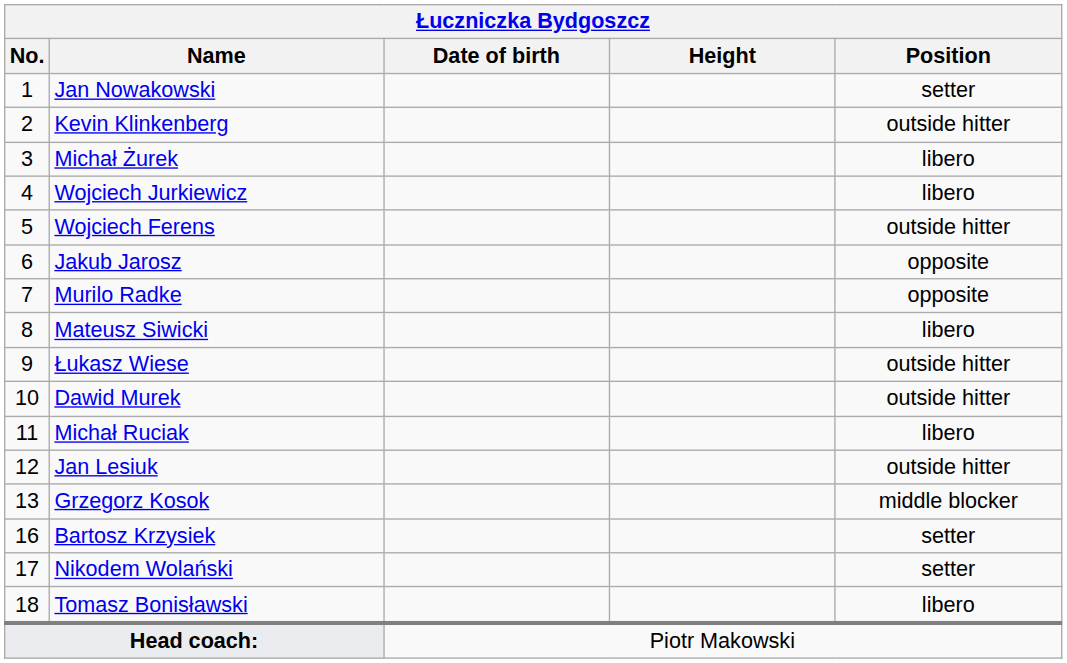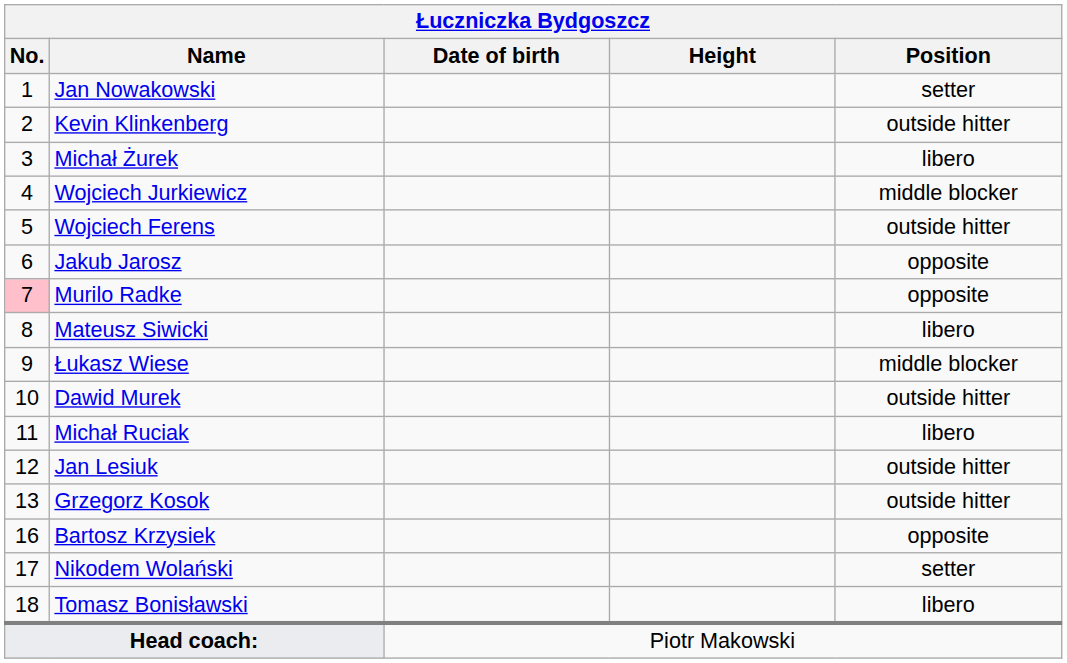(948, 192) libero -> (948, 192) middle blocker
(27, 295) no background -> (27, 295) pink background
(948, 364) outside hitter -> (948, 364) middle blocker
(948, 501) middle blocker -> (948, 501) outside hitter
(948, 535) setter -> (948, 535) opposite
